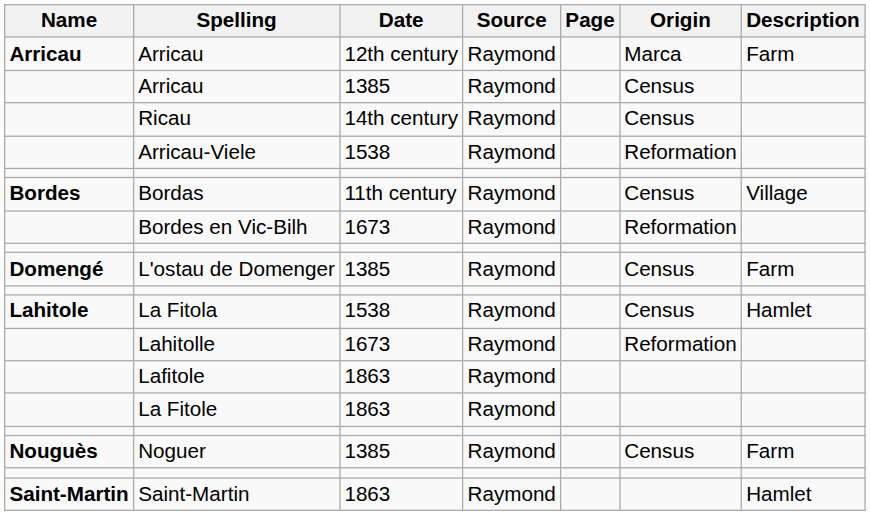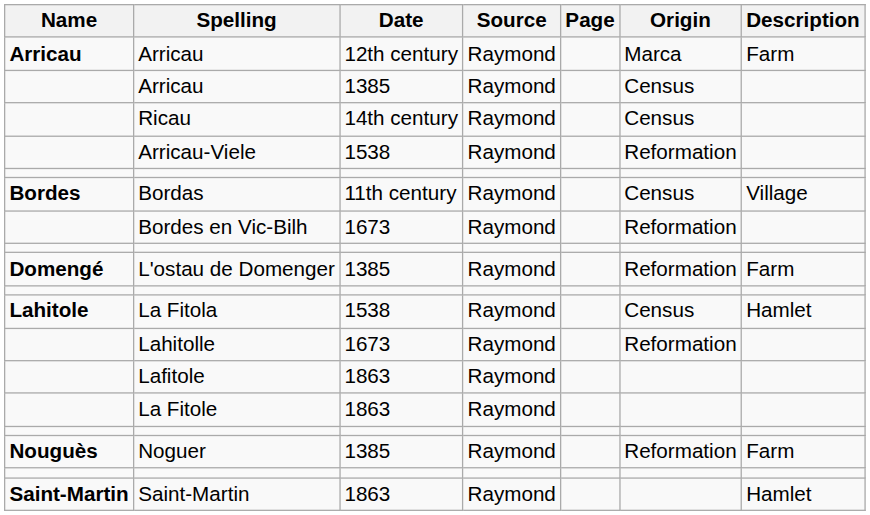(659, 269) Census -> (680, 269) Reformation
(659, 451) Census -> (680, 451) Reformation
